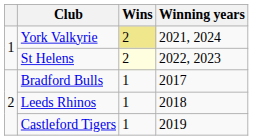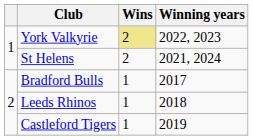(190, 37) 2021, 2024 -> (190, 37) 2022, 2023
(126, 59) lightyellow background -> (126, 59) no background
(190, 59) 2022, 2023 -> (190, 59) 2021, 2024
